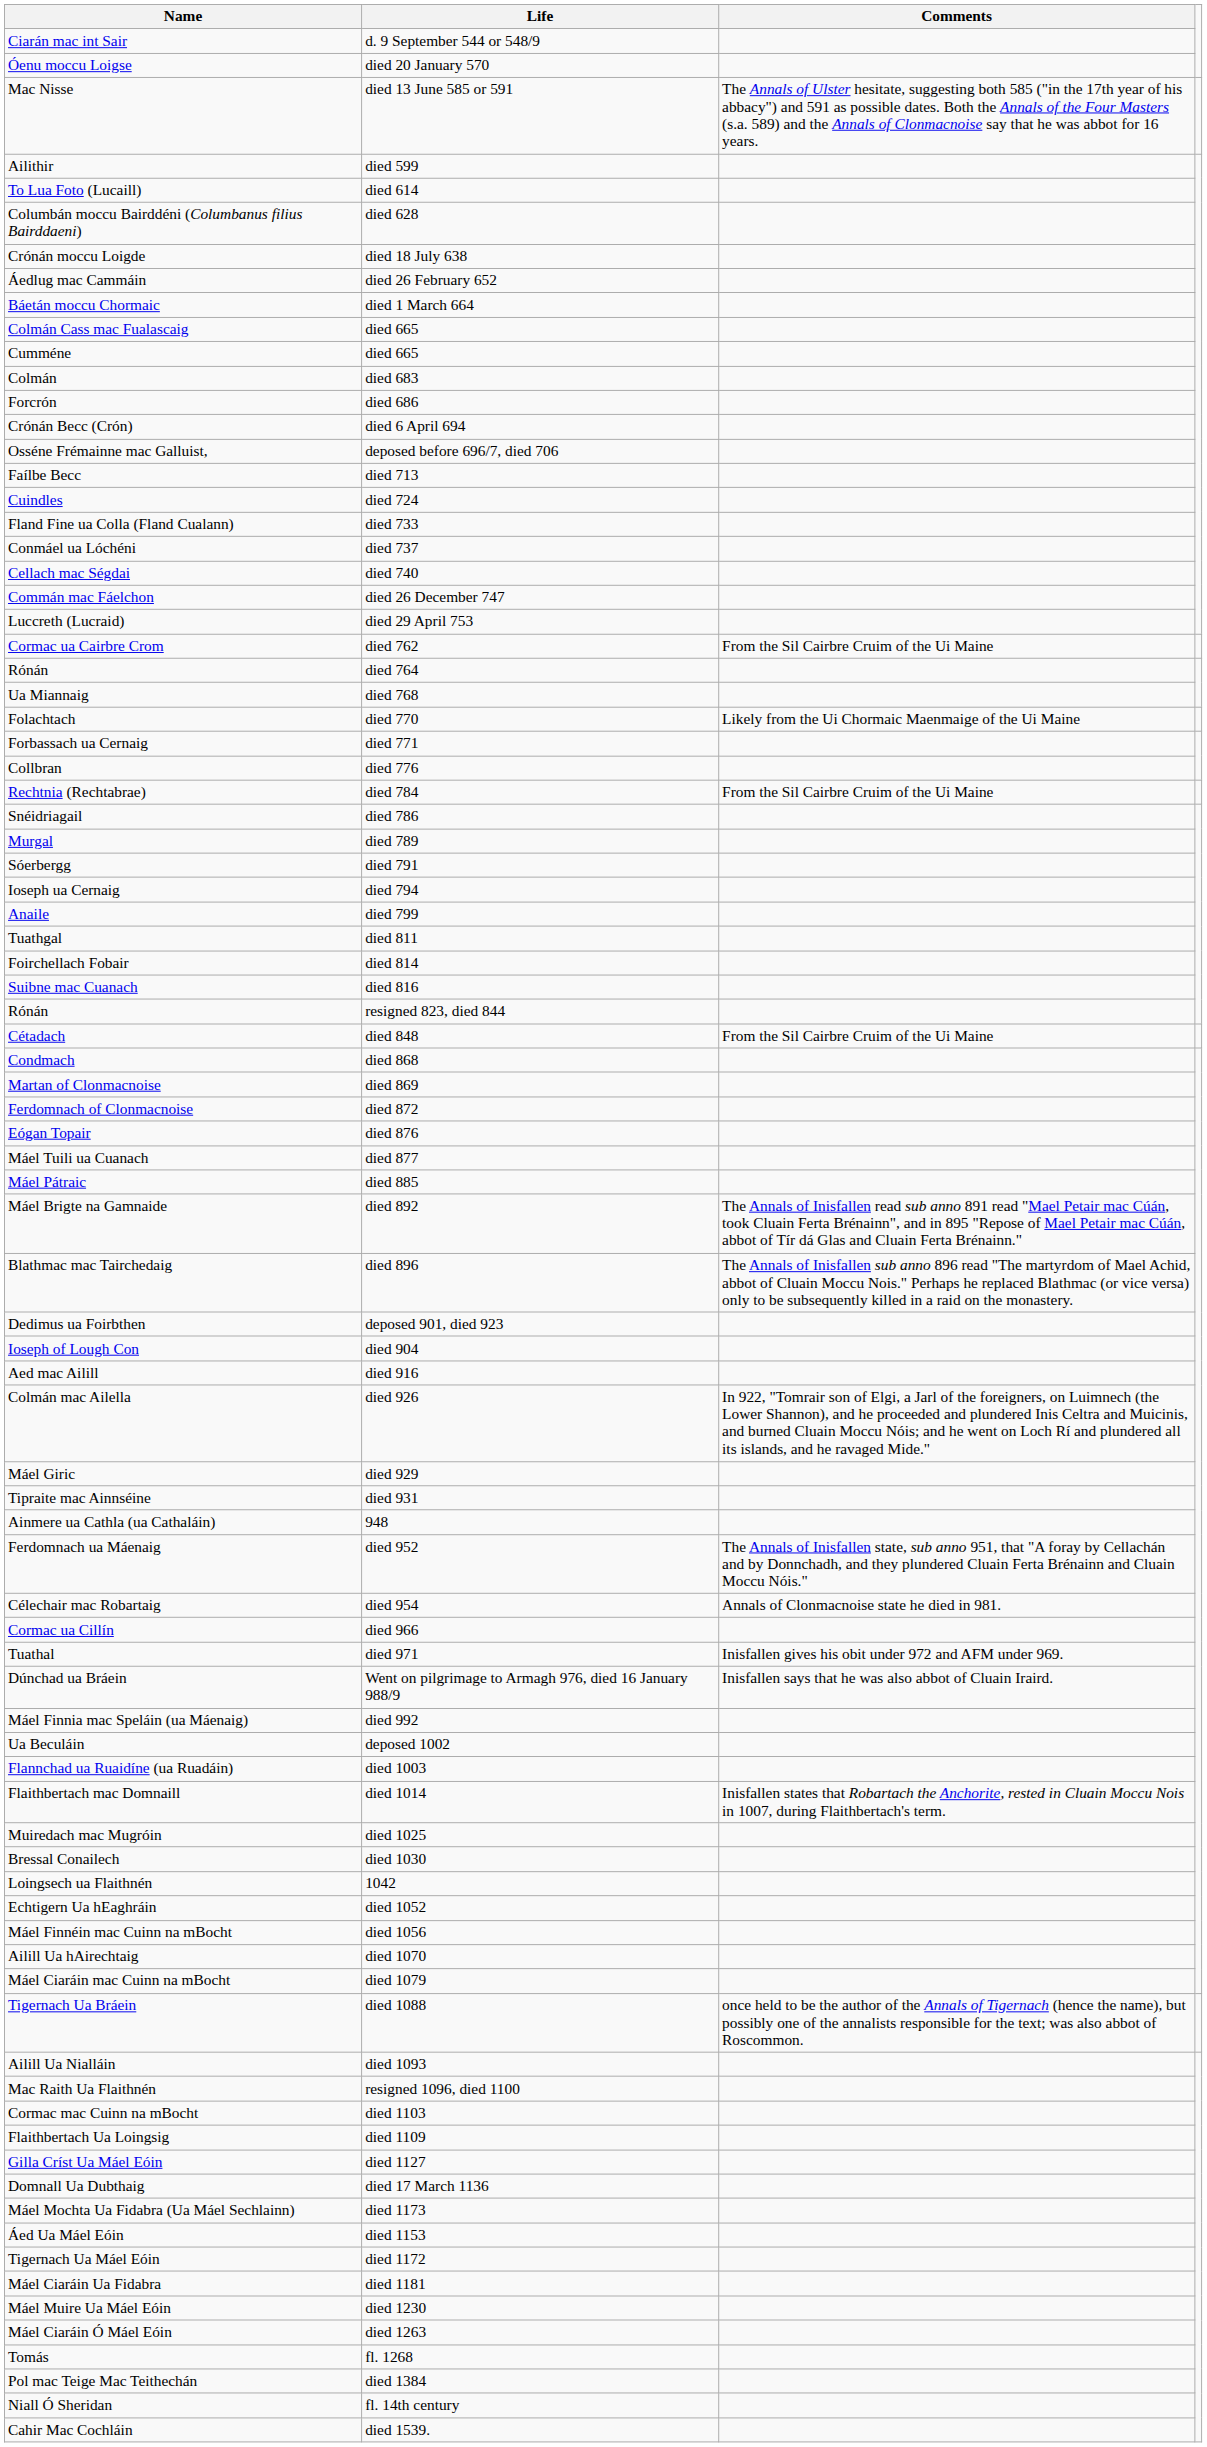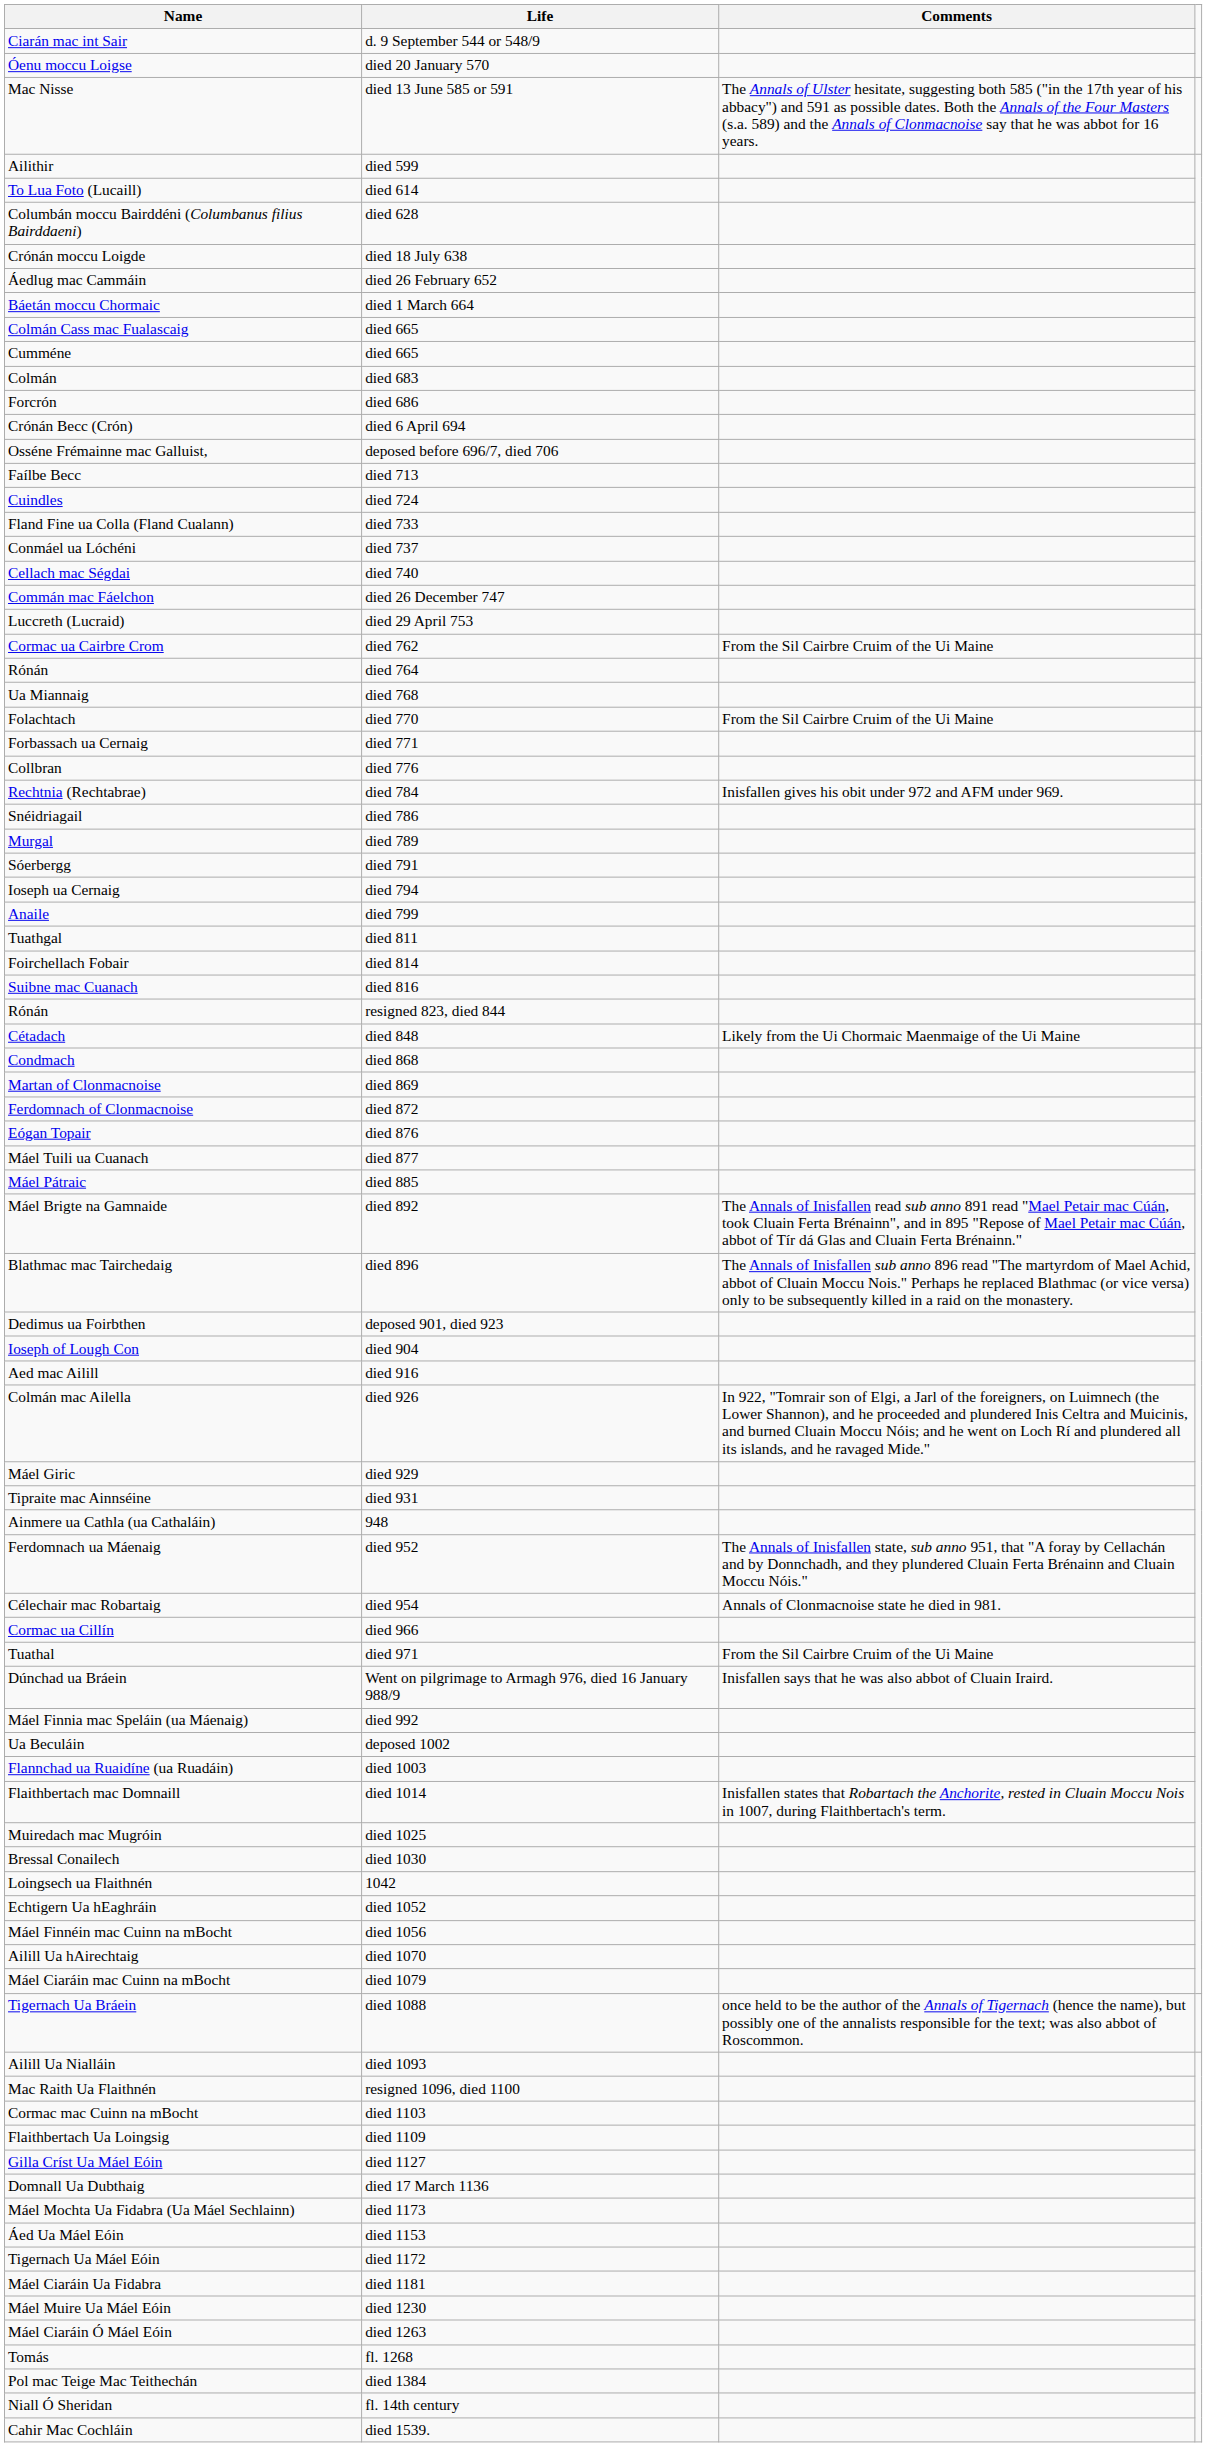(901, 719) Likely from the Ui Chormaic Maenmaige of the Ui Maine -> (858, 719) From the Sil Cairbre Cruim of the Ui Maine
(858, 792) From the Sil Cairbre Cruim of the Ui Maine -> (893, 792) Inisfallen gives his obit under 972 and AFM under 969.
(858, 1035) From the Sil Cairbre Cruim of the Ui Maine -> (901, 1035) Likely from the Ui Chormaic Maenmaige of the Ui Maine
(893, 1654) Inisfallen gives his obit under 972 and AFM under 969. -> (858, 1654) From the Sil Cairbre Cruim of the Ui Maine
